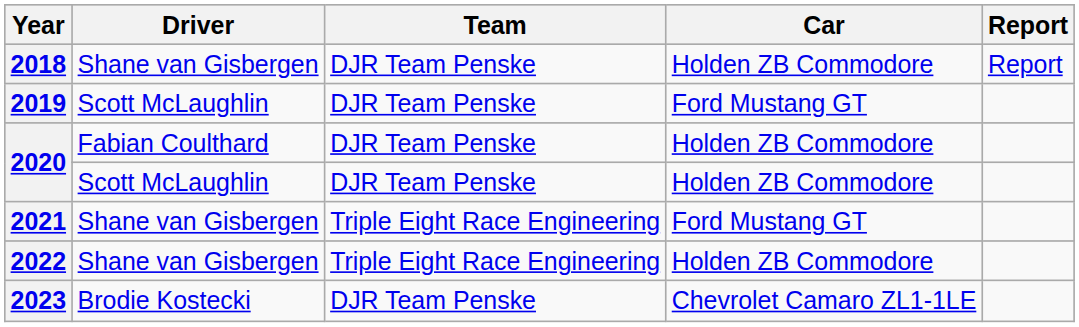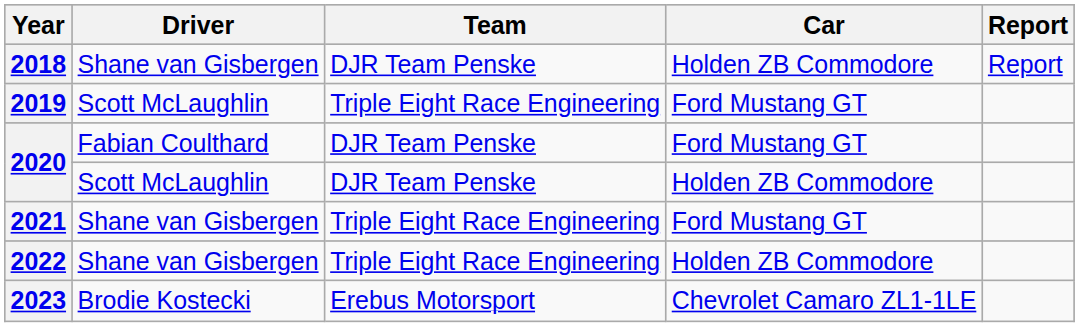(433, 104) DJR Team Penske -> (495, 104) Triple Eight Race Engineering
(803, 143) Holden ZB Commodore -> (769, 143) Ford Mustang GT
(433, 301) DJR Team Penske -> (433, 301) Erebus Motorsport
